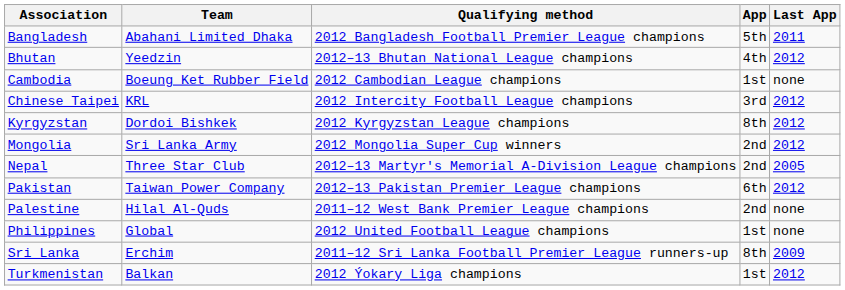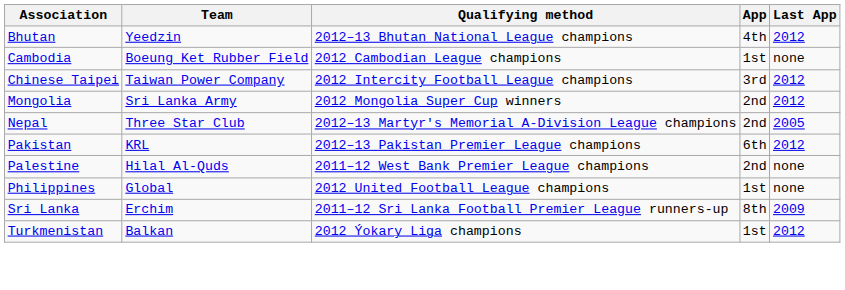- row: (47, 37)
(137, 102) KRL -> (205, 80) Taiwan Power Company
- row: (47, 123)
(205, 188) Taiwan Power Company -> (137, 145) KRL
